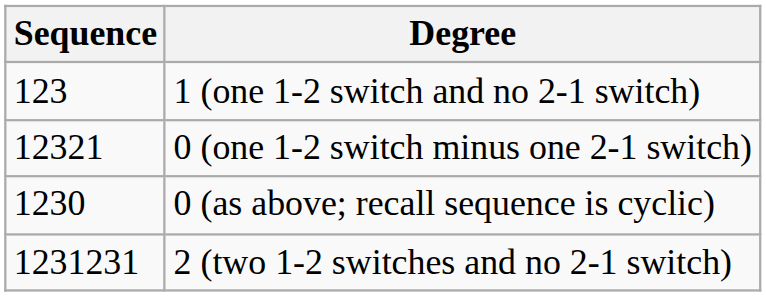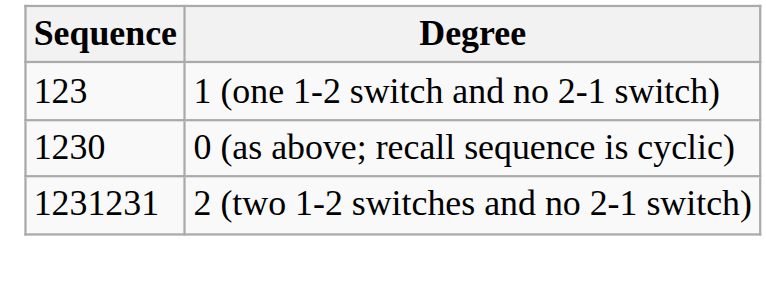- row: (463, 147)
